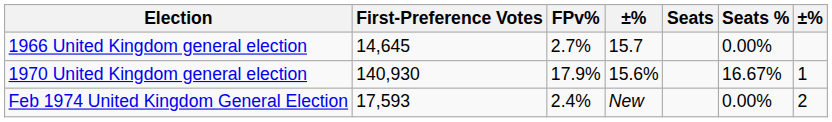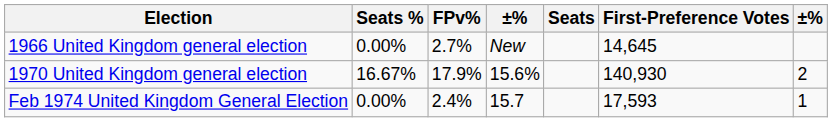columns swapped: (449, 18) <-> (756, 18)
(626, 46) 15.7 -> (507, 46) New
(802, 74) 1 -> (802, 74) 2
(626, 102) New -> (507, 102) 15.7
(802, 102) 2 -> (802, 102) 1
